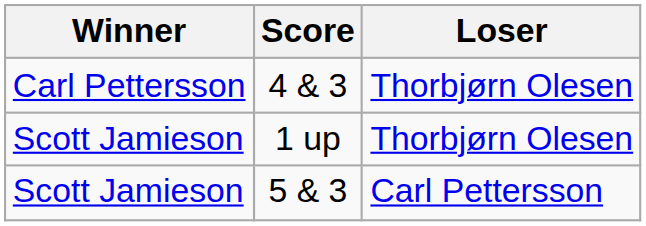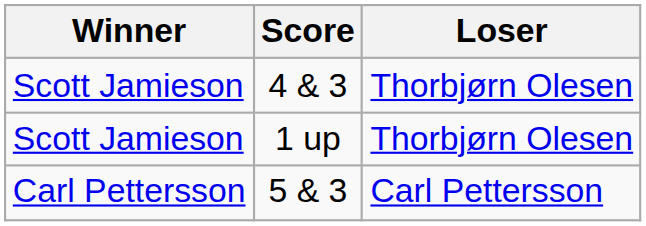(129, 84) Carl Pettersson -> (128, 84) Scott Jamieson
(128, 191) Scott Jamieson -> (129, 191) Carl Pettersson
